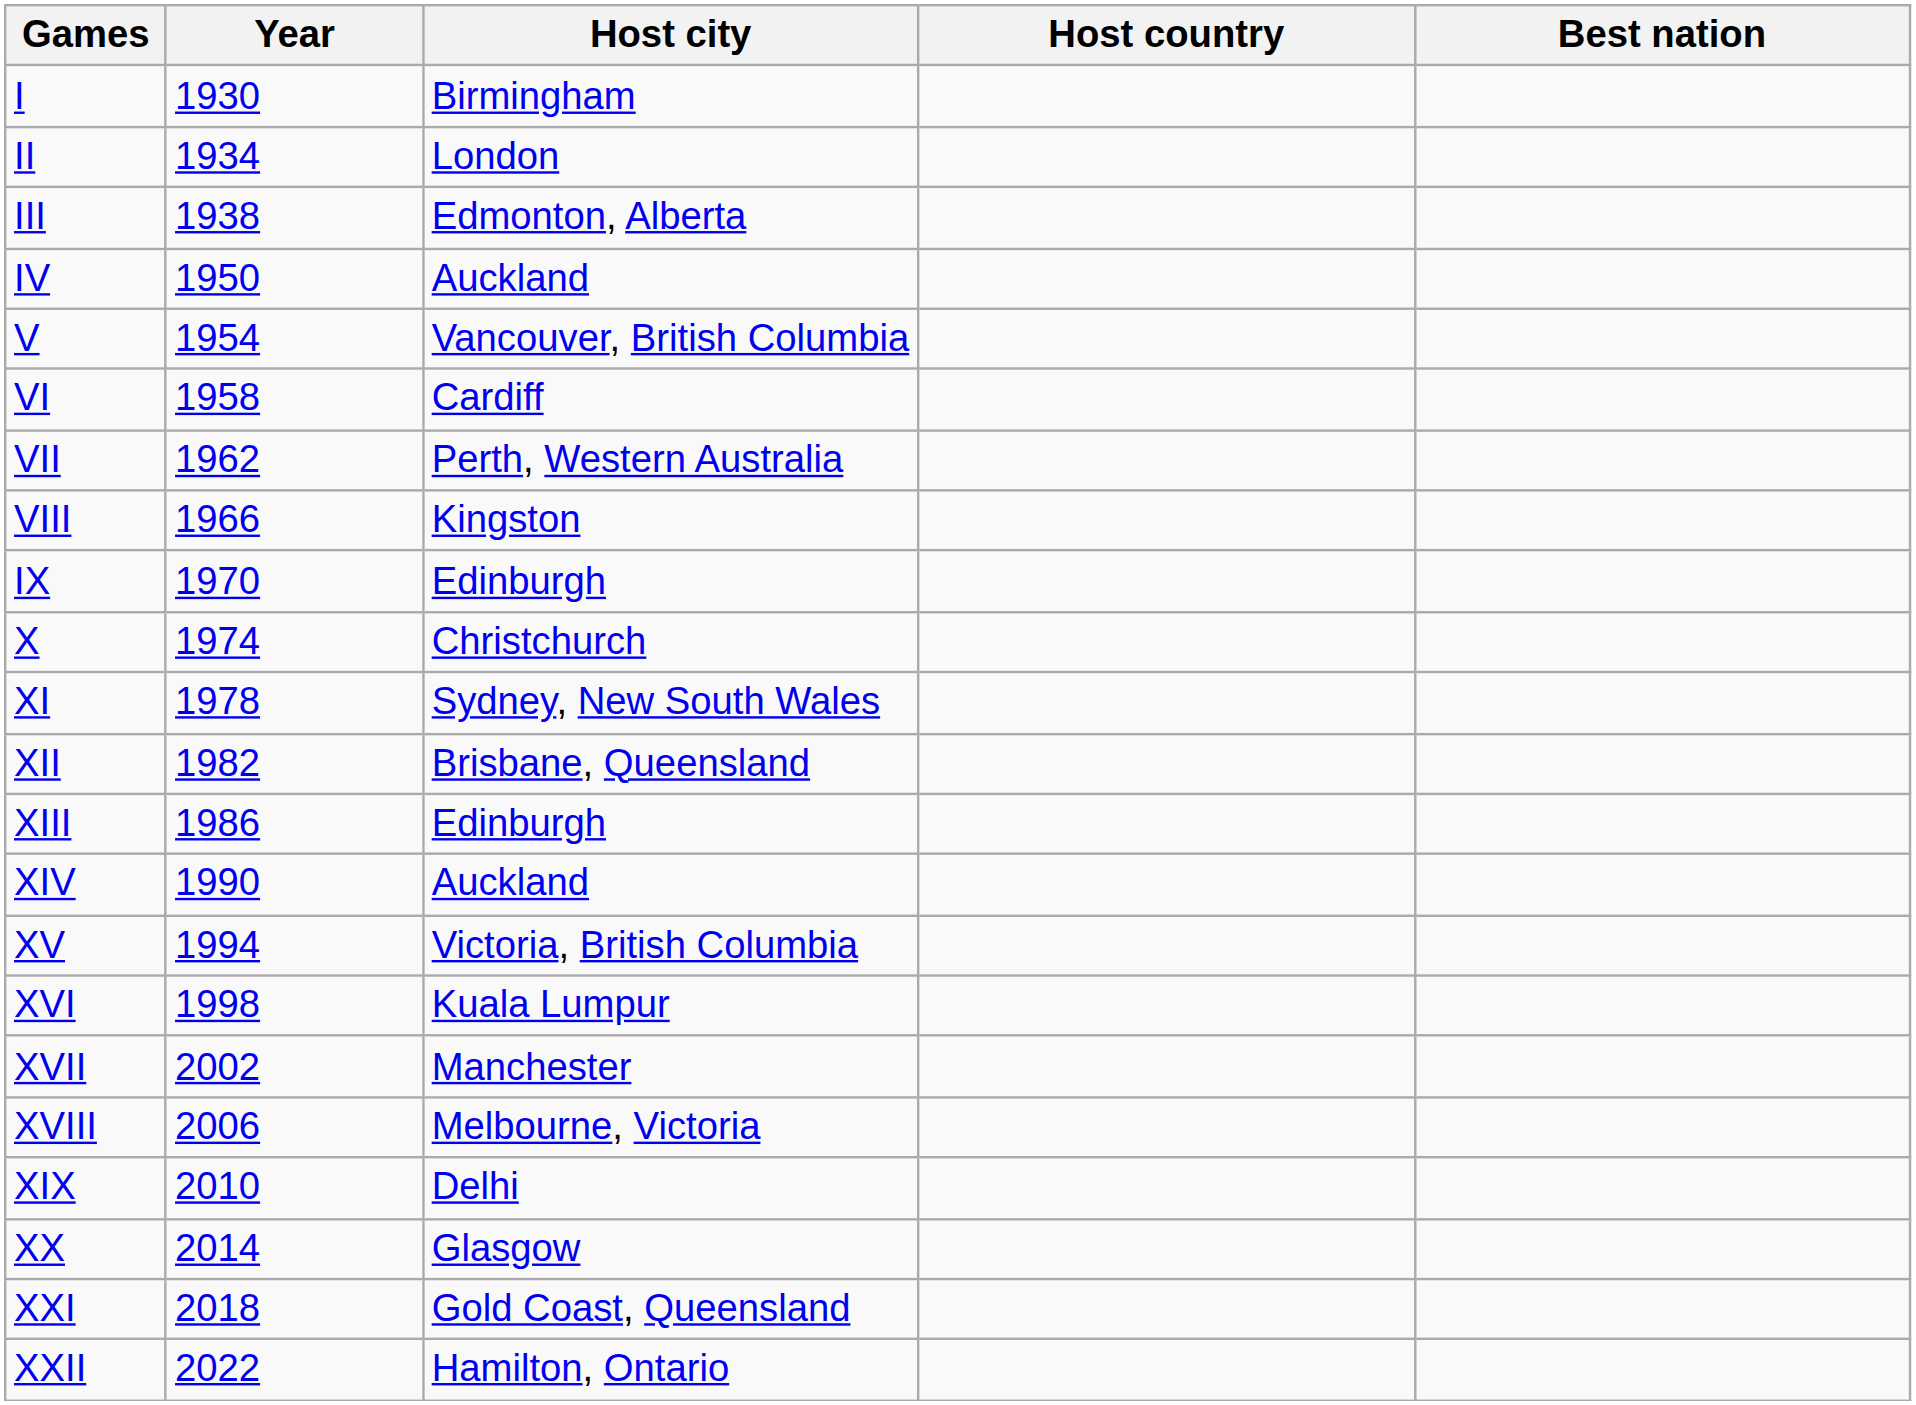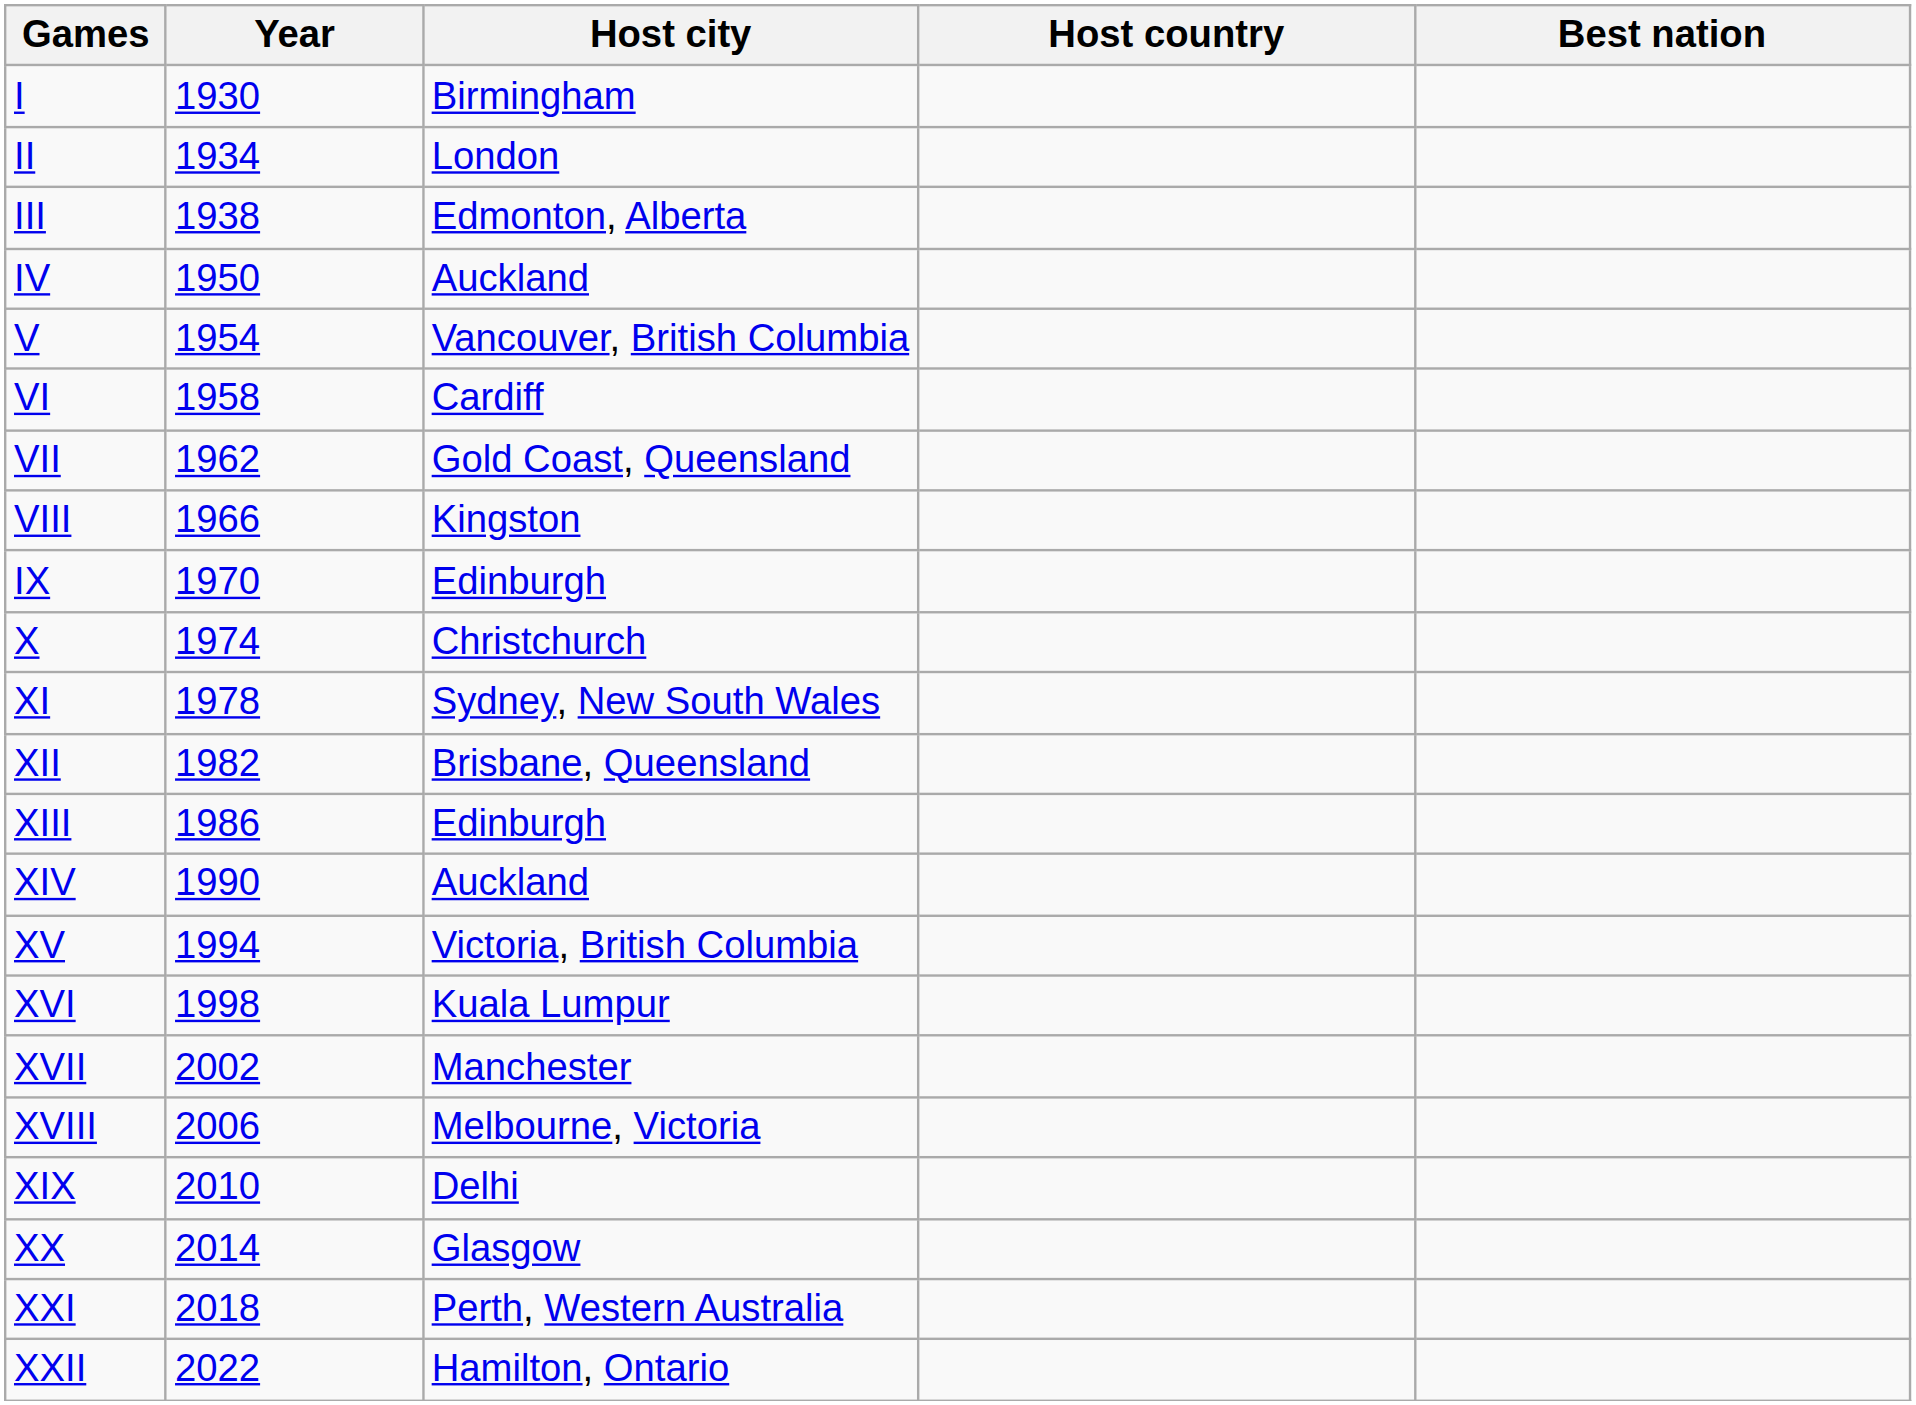(637, 459) Perth, Western Australia -> (641, 459) Gold Coast, Queensland
(641, 1308) Gold Coast, Queensland -> (637, 1308) Perth, Western Australia
